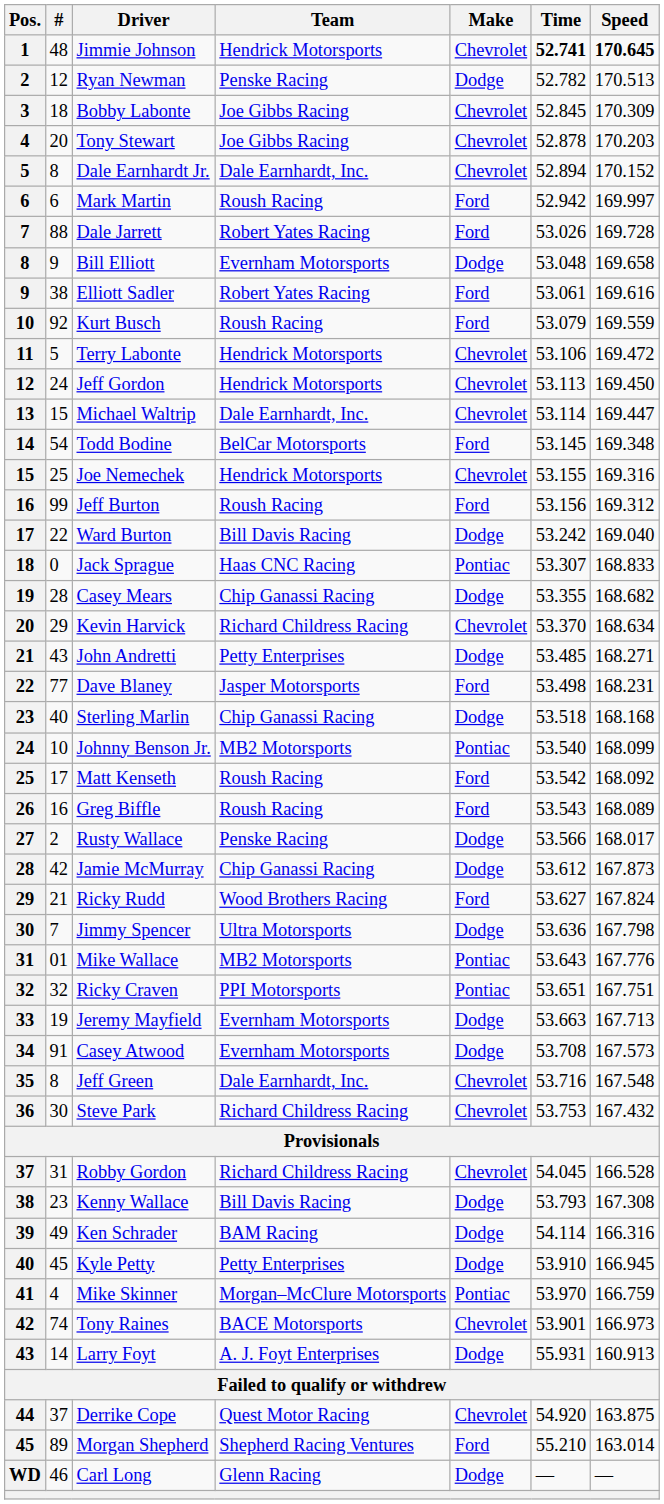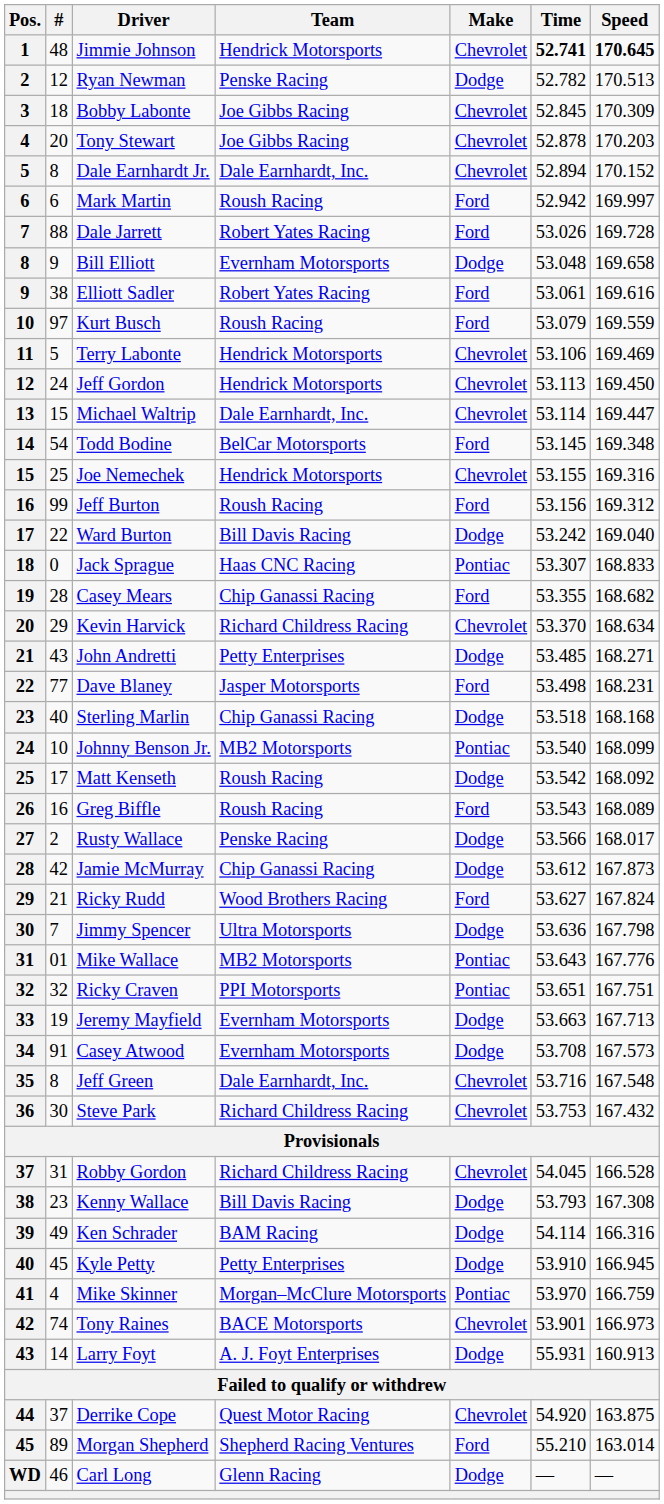(59, 323) 92 -> (59, 323) 97
(625, 353) 169.472 -> (625, 353) 169.469
(479, 596) Dodge -> (472, 596) Ford
(472, 777) Ford -> (479, 777) Dodge
